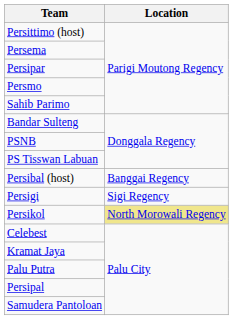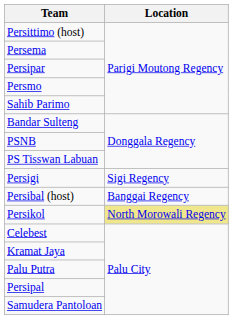rows swapped: (23, 196) <-> (40, 178)
